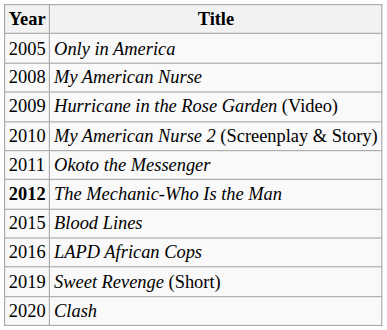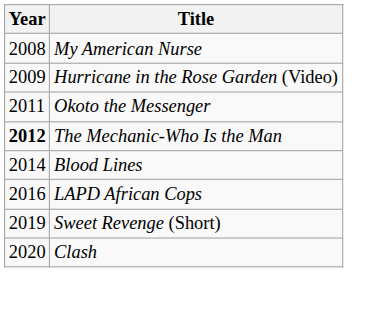- row: (115, 48)
- row: (216, 135)
(27, 223) 2015 -> (27, 164) 2014
